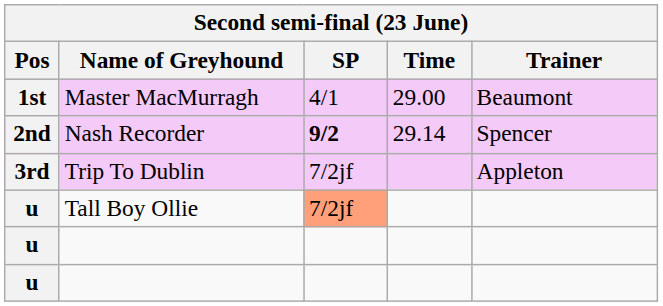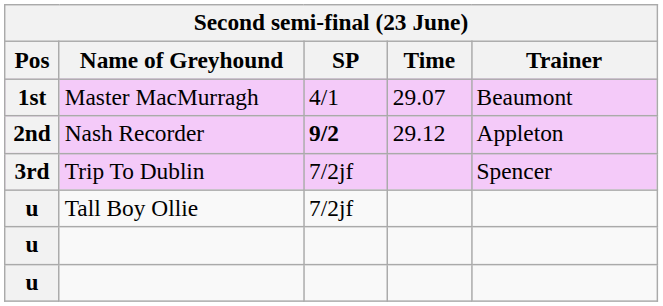(419, 97) 29.00 -> (419, 97) 29.07
(419, 134) 29.14 -> (419, 134) 29.12
(514, 134) Spencer -> (520, 134) Appleton
(520, 171) Appleton -> (514, 171) Spencer
(331, 208) lightsalmon background -> (331, 208) no background
